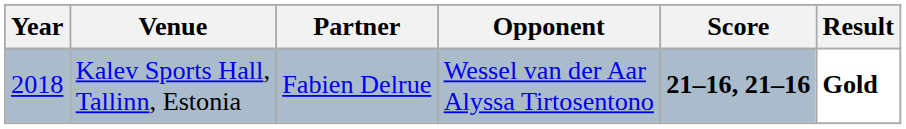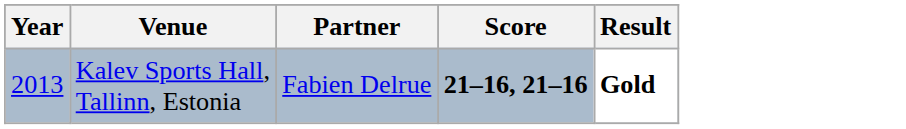- column: (549, 26)
(37, 85) 2018 -> (37, 85) 2013
